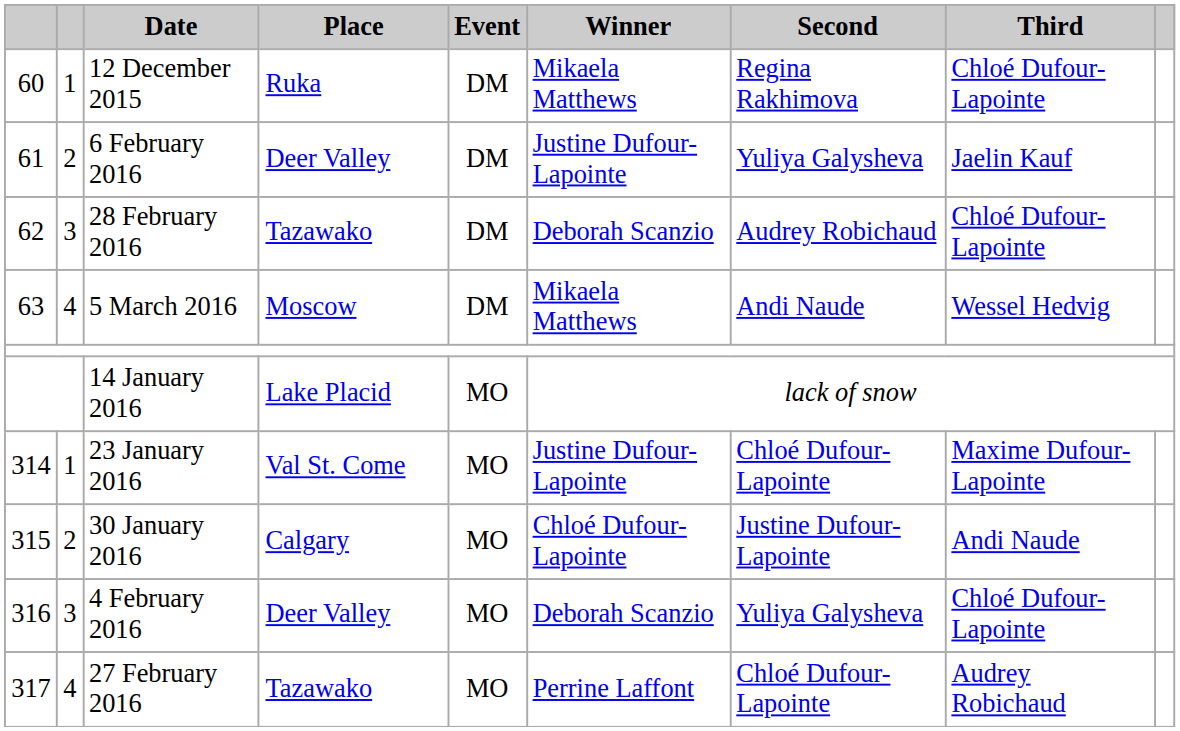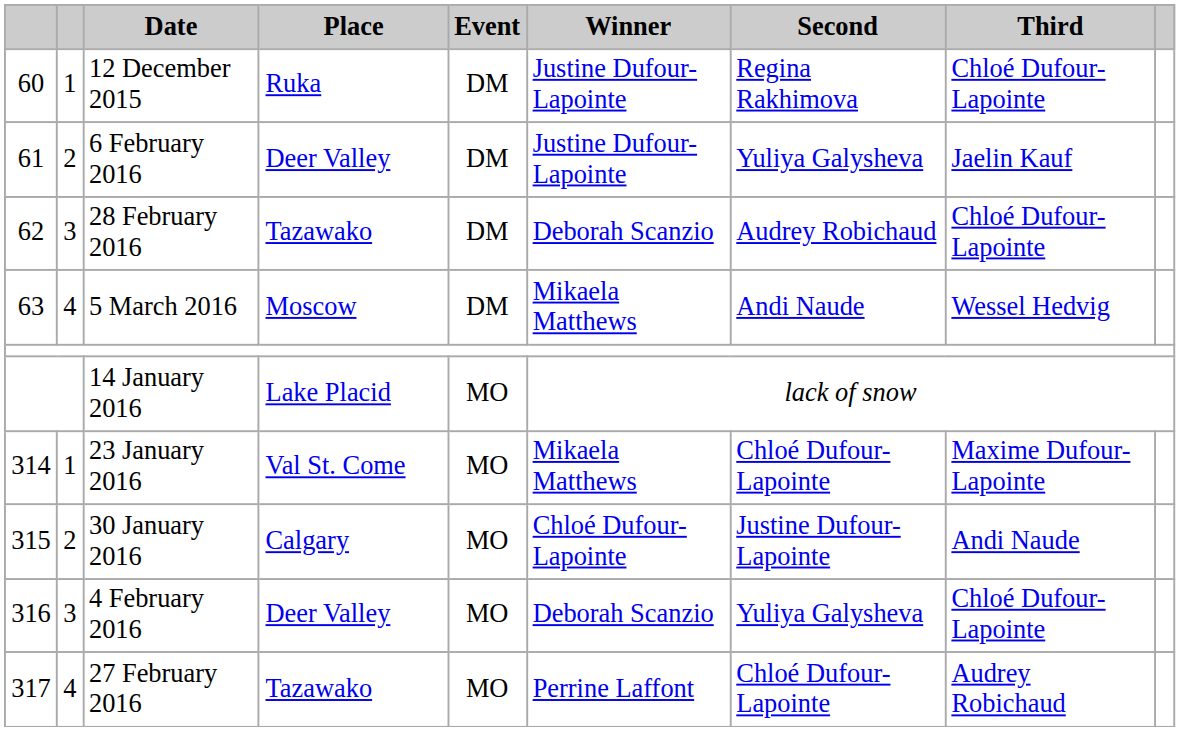(585, 84) Mikaela Matthews -> (615, 84) Justine Dufour-Lapointe
(615, 466) Justine Dufour-Lapointe -> (585, 466) Mikaela Matthews
